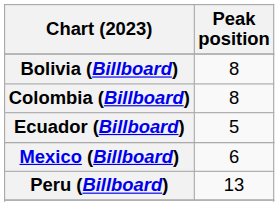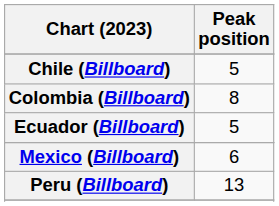- row: (99, 68)
+ row: (99, 68)
